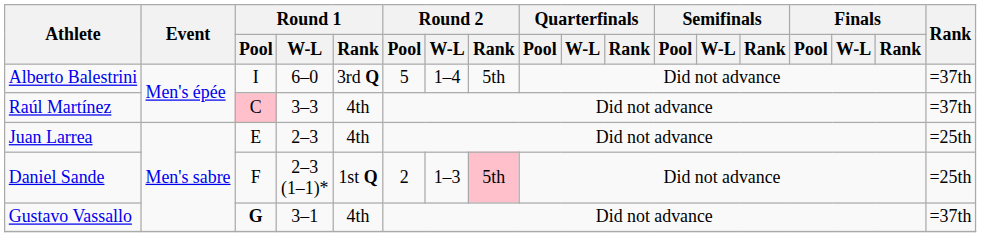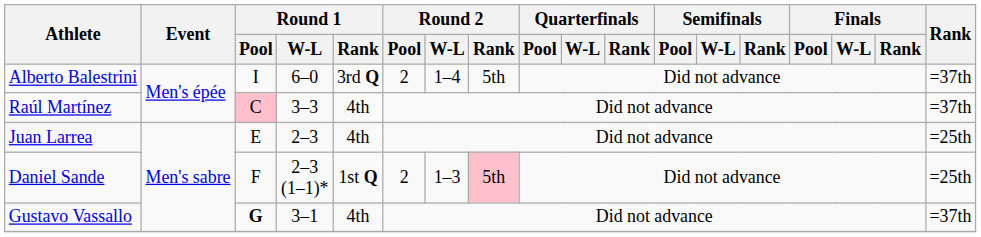(404, 78) 5 -> (404, 78) 2
